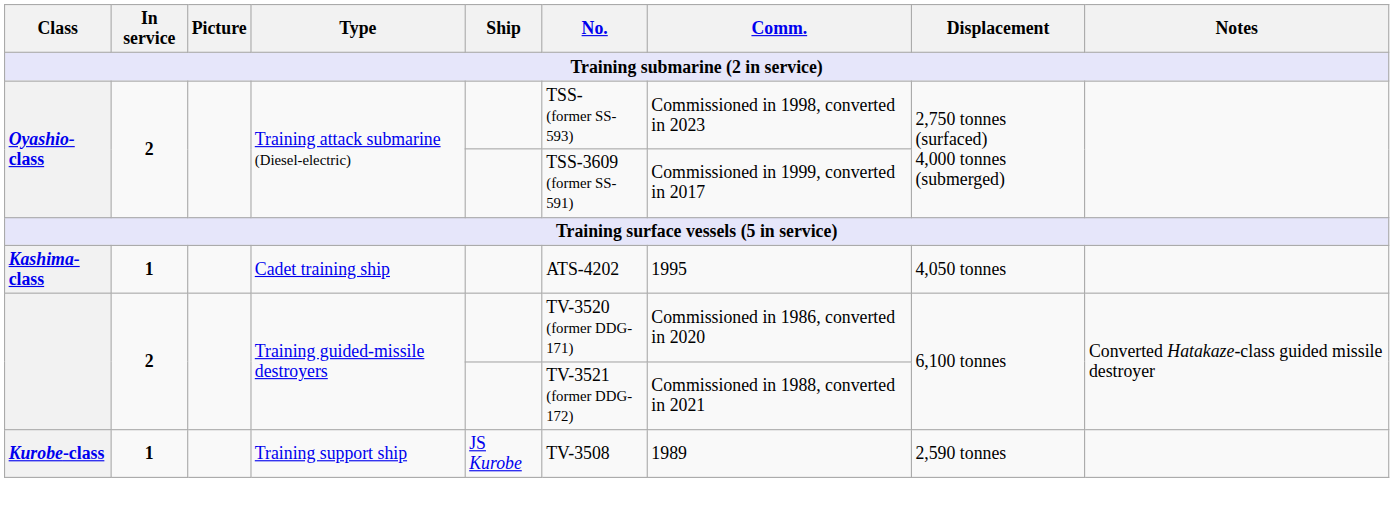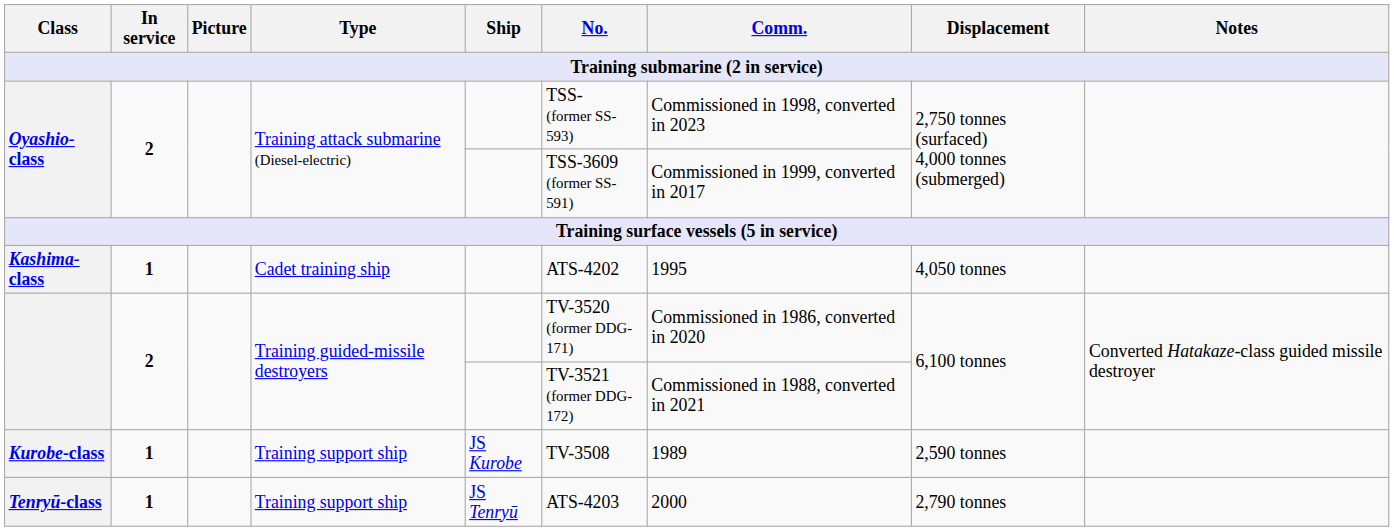+ row: (55, 501)
